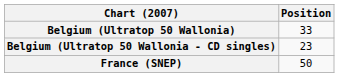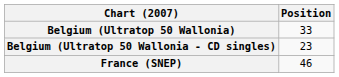(306, 64) 50 -> (306, 64) 46
